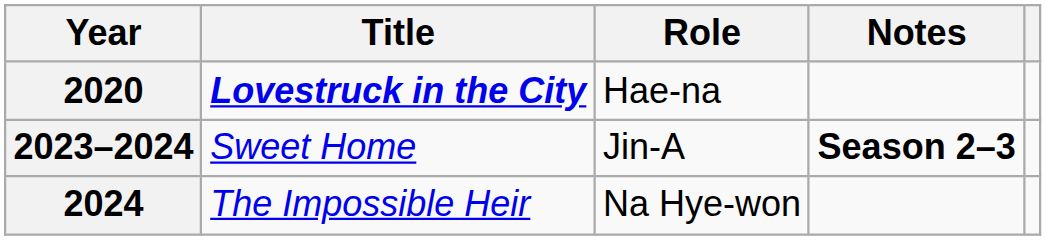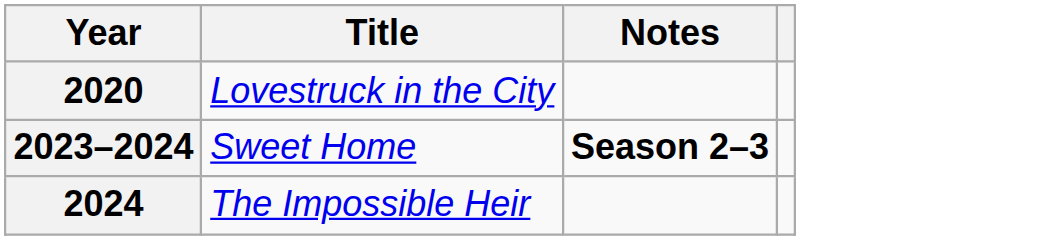- column: (702, 33)
(398, 90) bold -> (382, 90) normal
